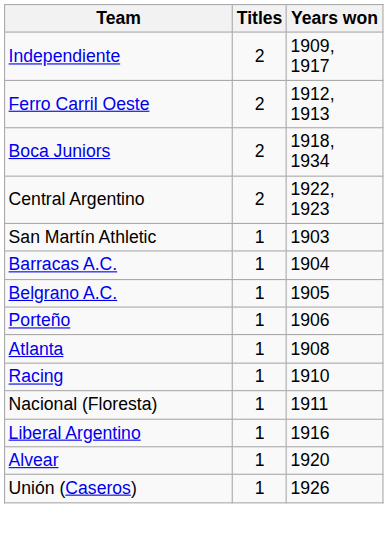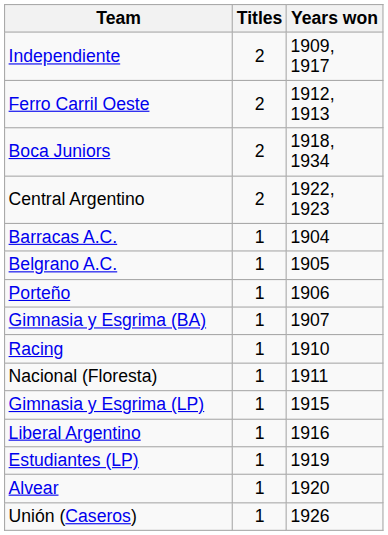- row: (82, 237)
+ row: (107, 320)
- row: (36, 348)
+ row: (106, 404)
+ row: (74, 460)
